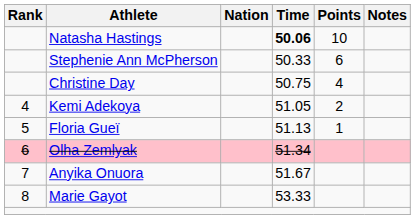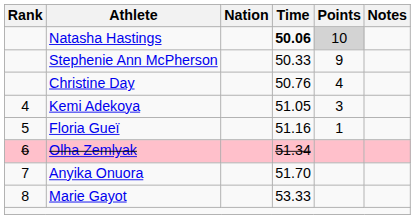(339, 38) no background -> (339, 38) lightgrey background
(339, 60) 6 -> (339, 60) 9
(293, 83) 50.75 -> (293, 83) 50.76
(339, 106) 2 -> (339, 106) 3
(293, 128) 51.13 -> (293, 128) 51.16
(293, 173) 51.67 -> (293, 173) 51.70
